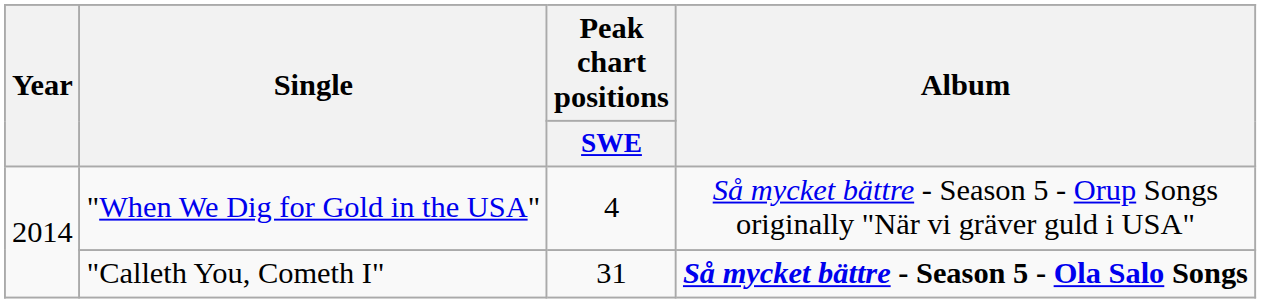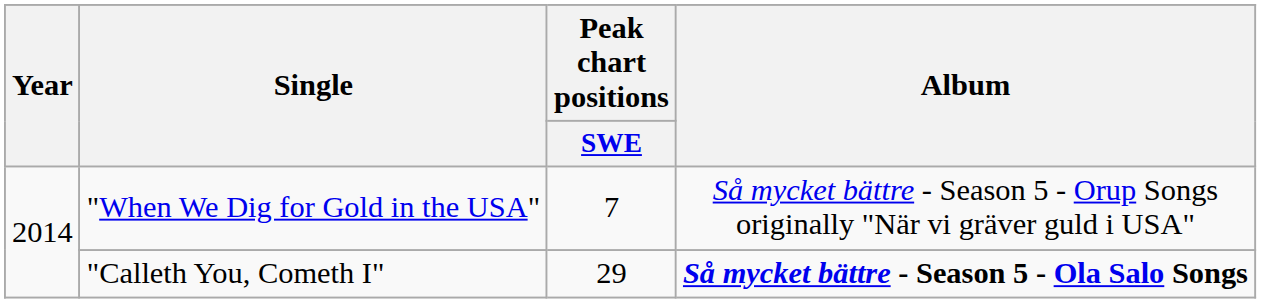(611, 207) 4 -> (611, 207) 7
(611, 272) 31 -> (611, 272) 29
